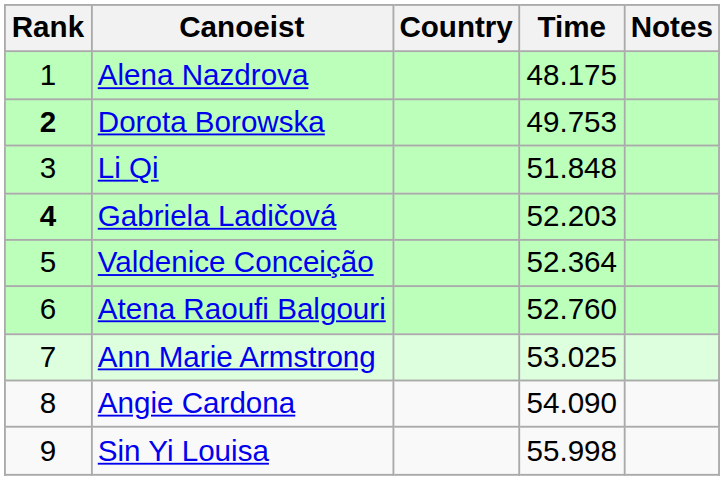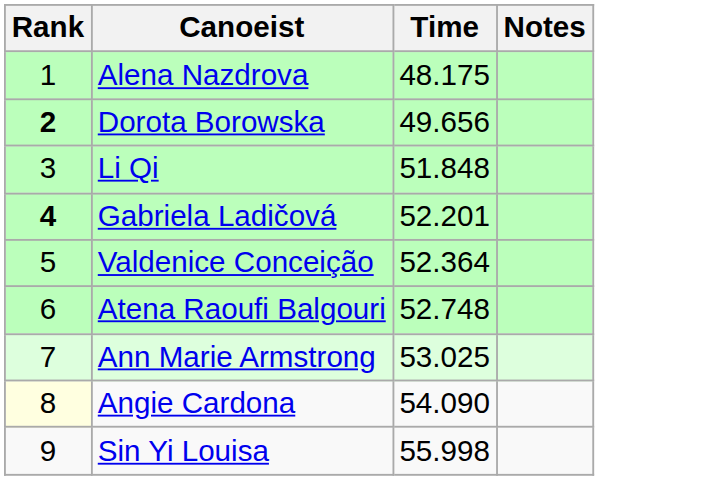- column: (456, 27)
(572, 121) 49.753 -> (445, 121) 49.656
(572, 215) 52.203 -> (445, 215) 52.201
(572, 309) 52.760 -> (445, 309) 52.748
(48, 403) no background -> (48, 403) lightyellow background
